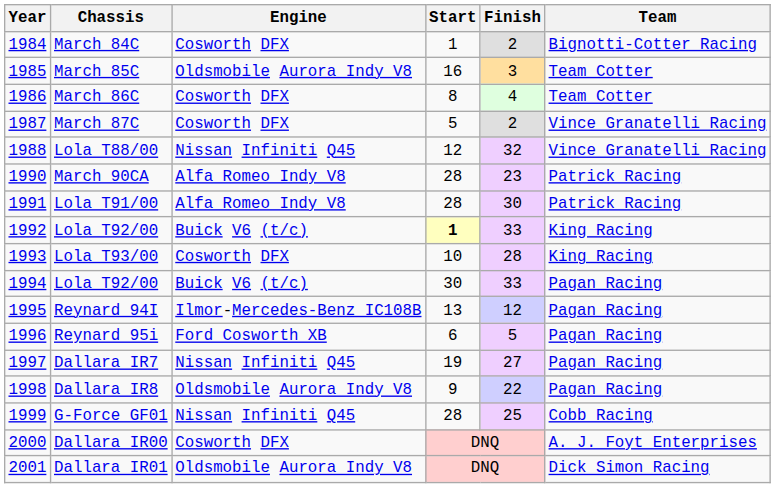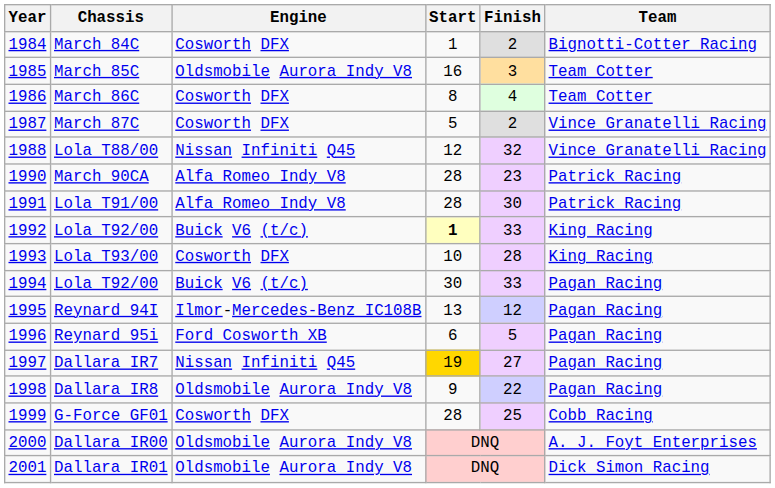(453, 363) no background -> (453, 363) gold background
(265, 416) Nissan Infiniti Q45 -> (232, 416) Cosworth DFX
(232, 442) Cosworth DFX -> (294, 442) Oldsmobile Aurora Indy V8
